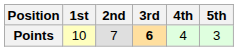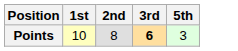- column: (183, 14)
(114, 35) 7 -> (114, 35) 8
